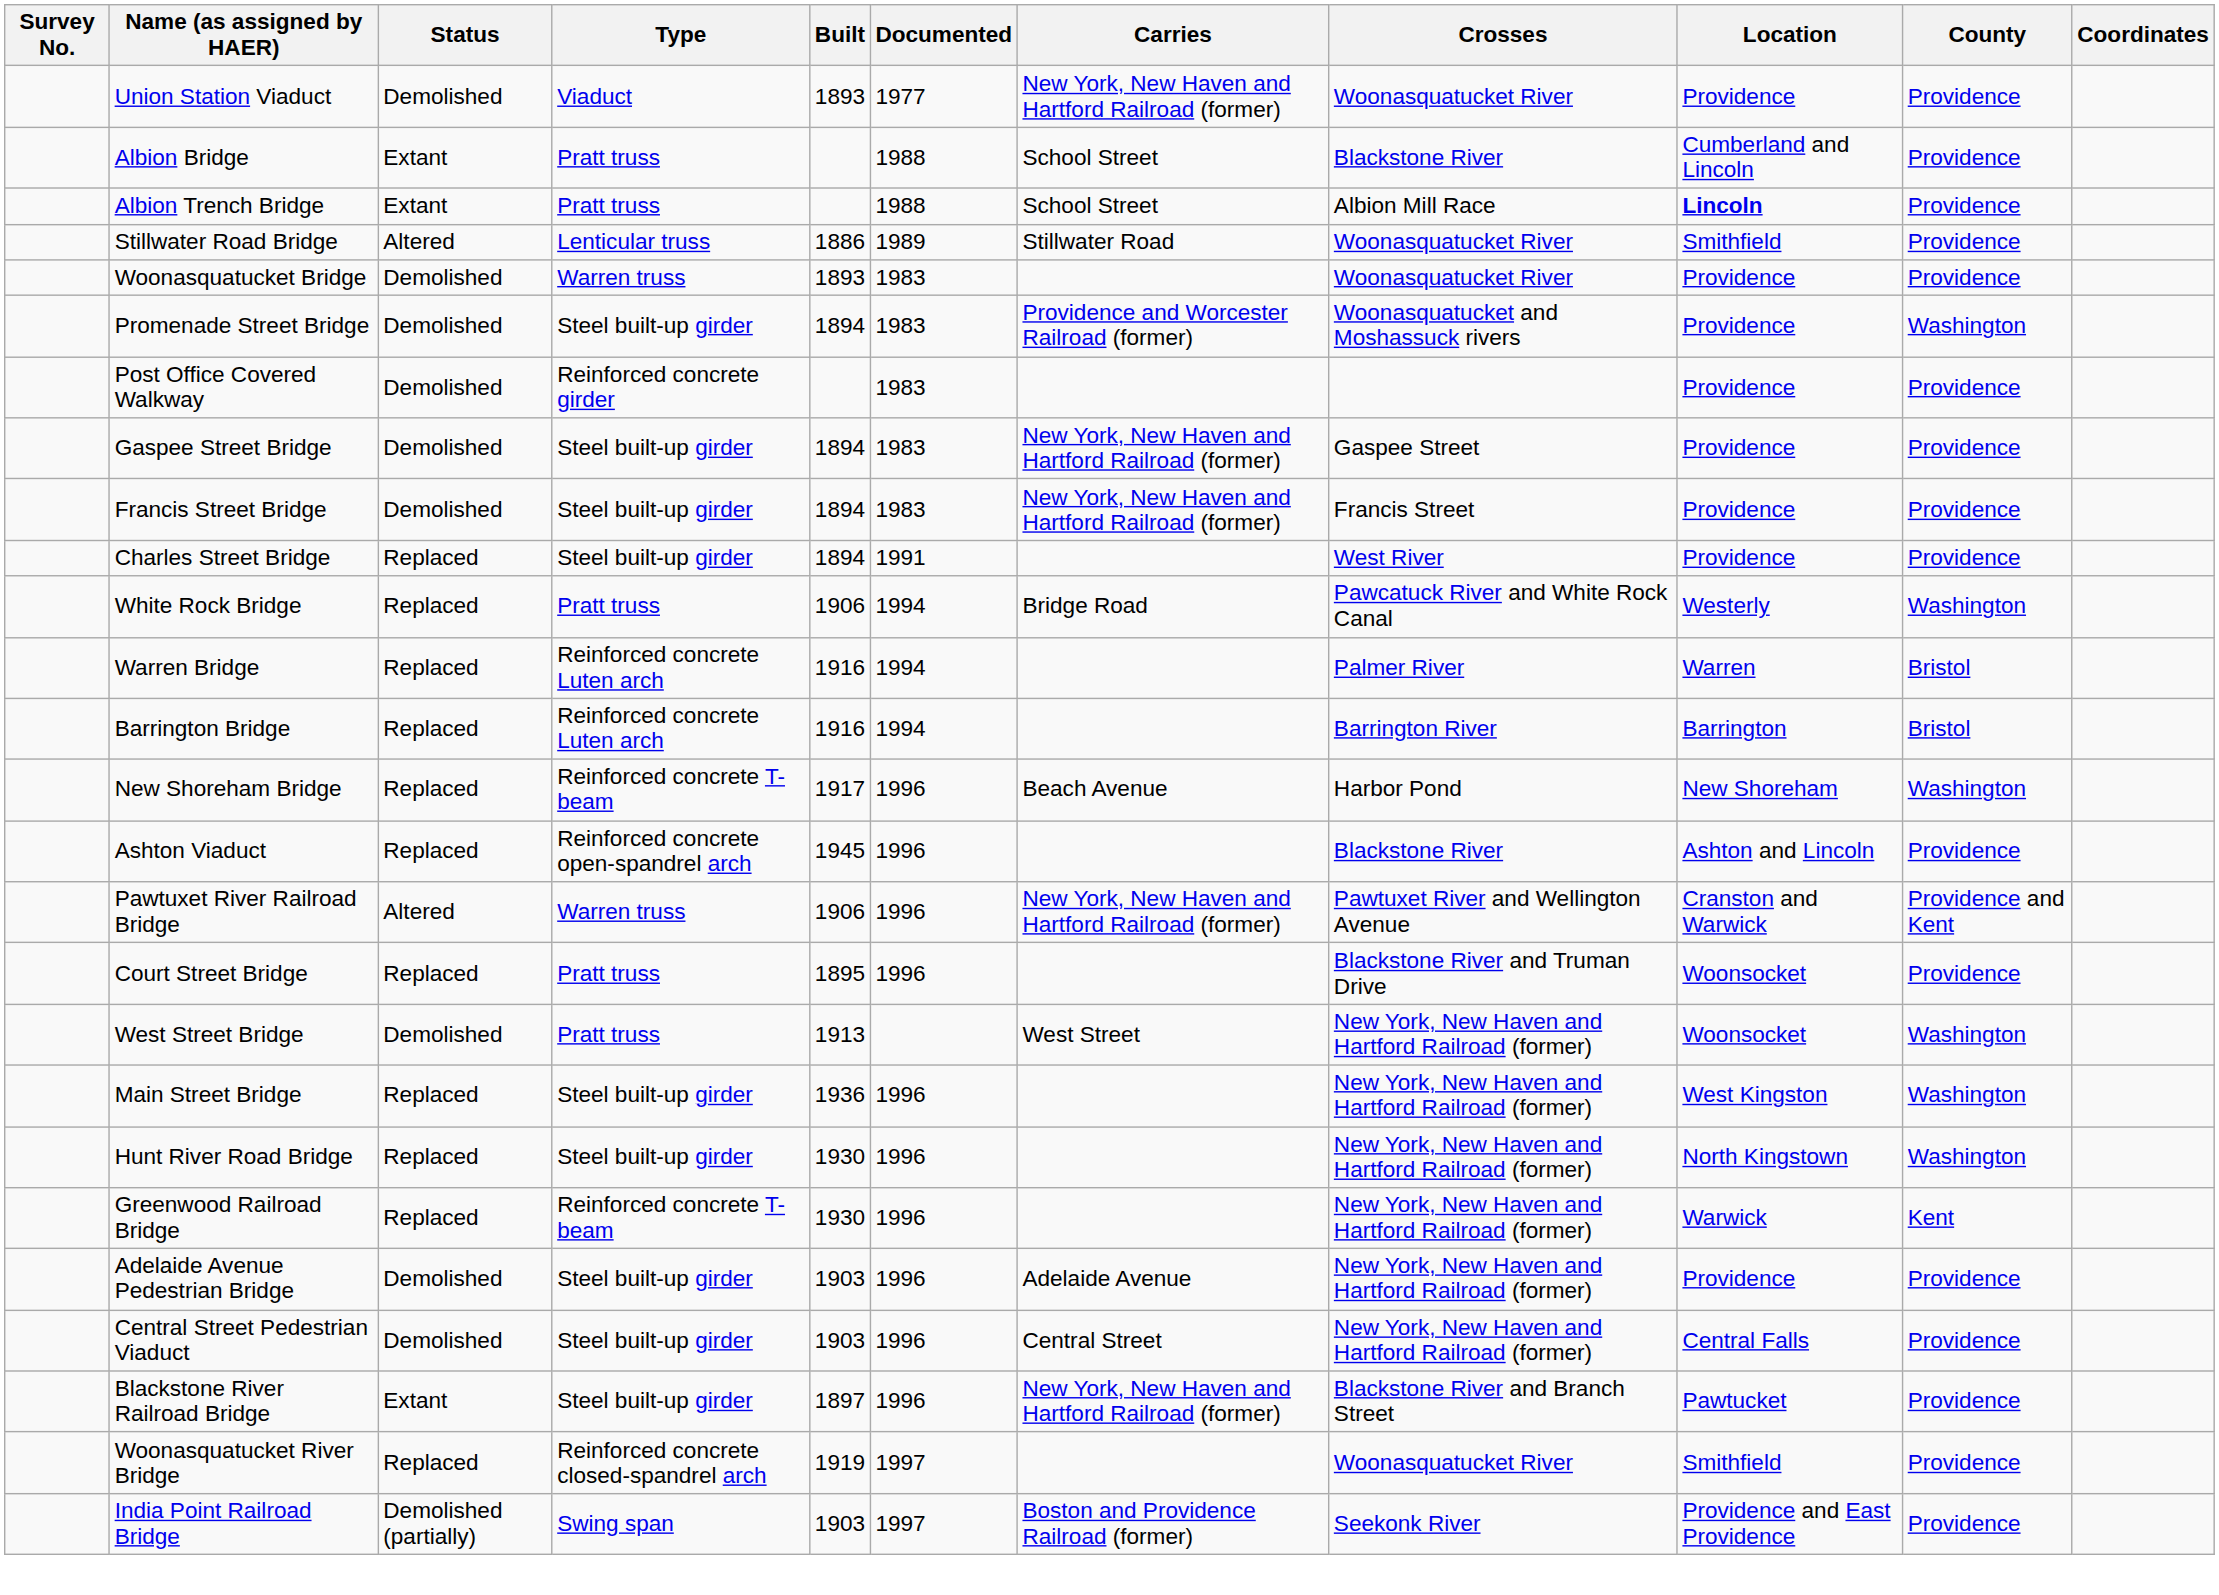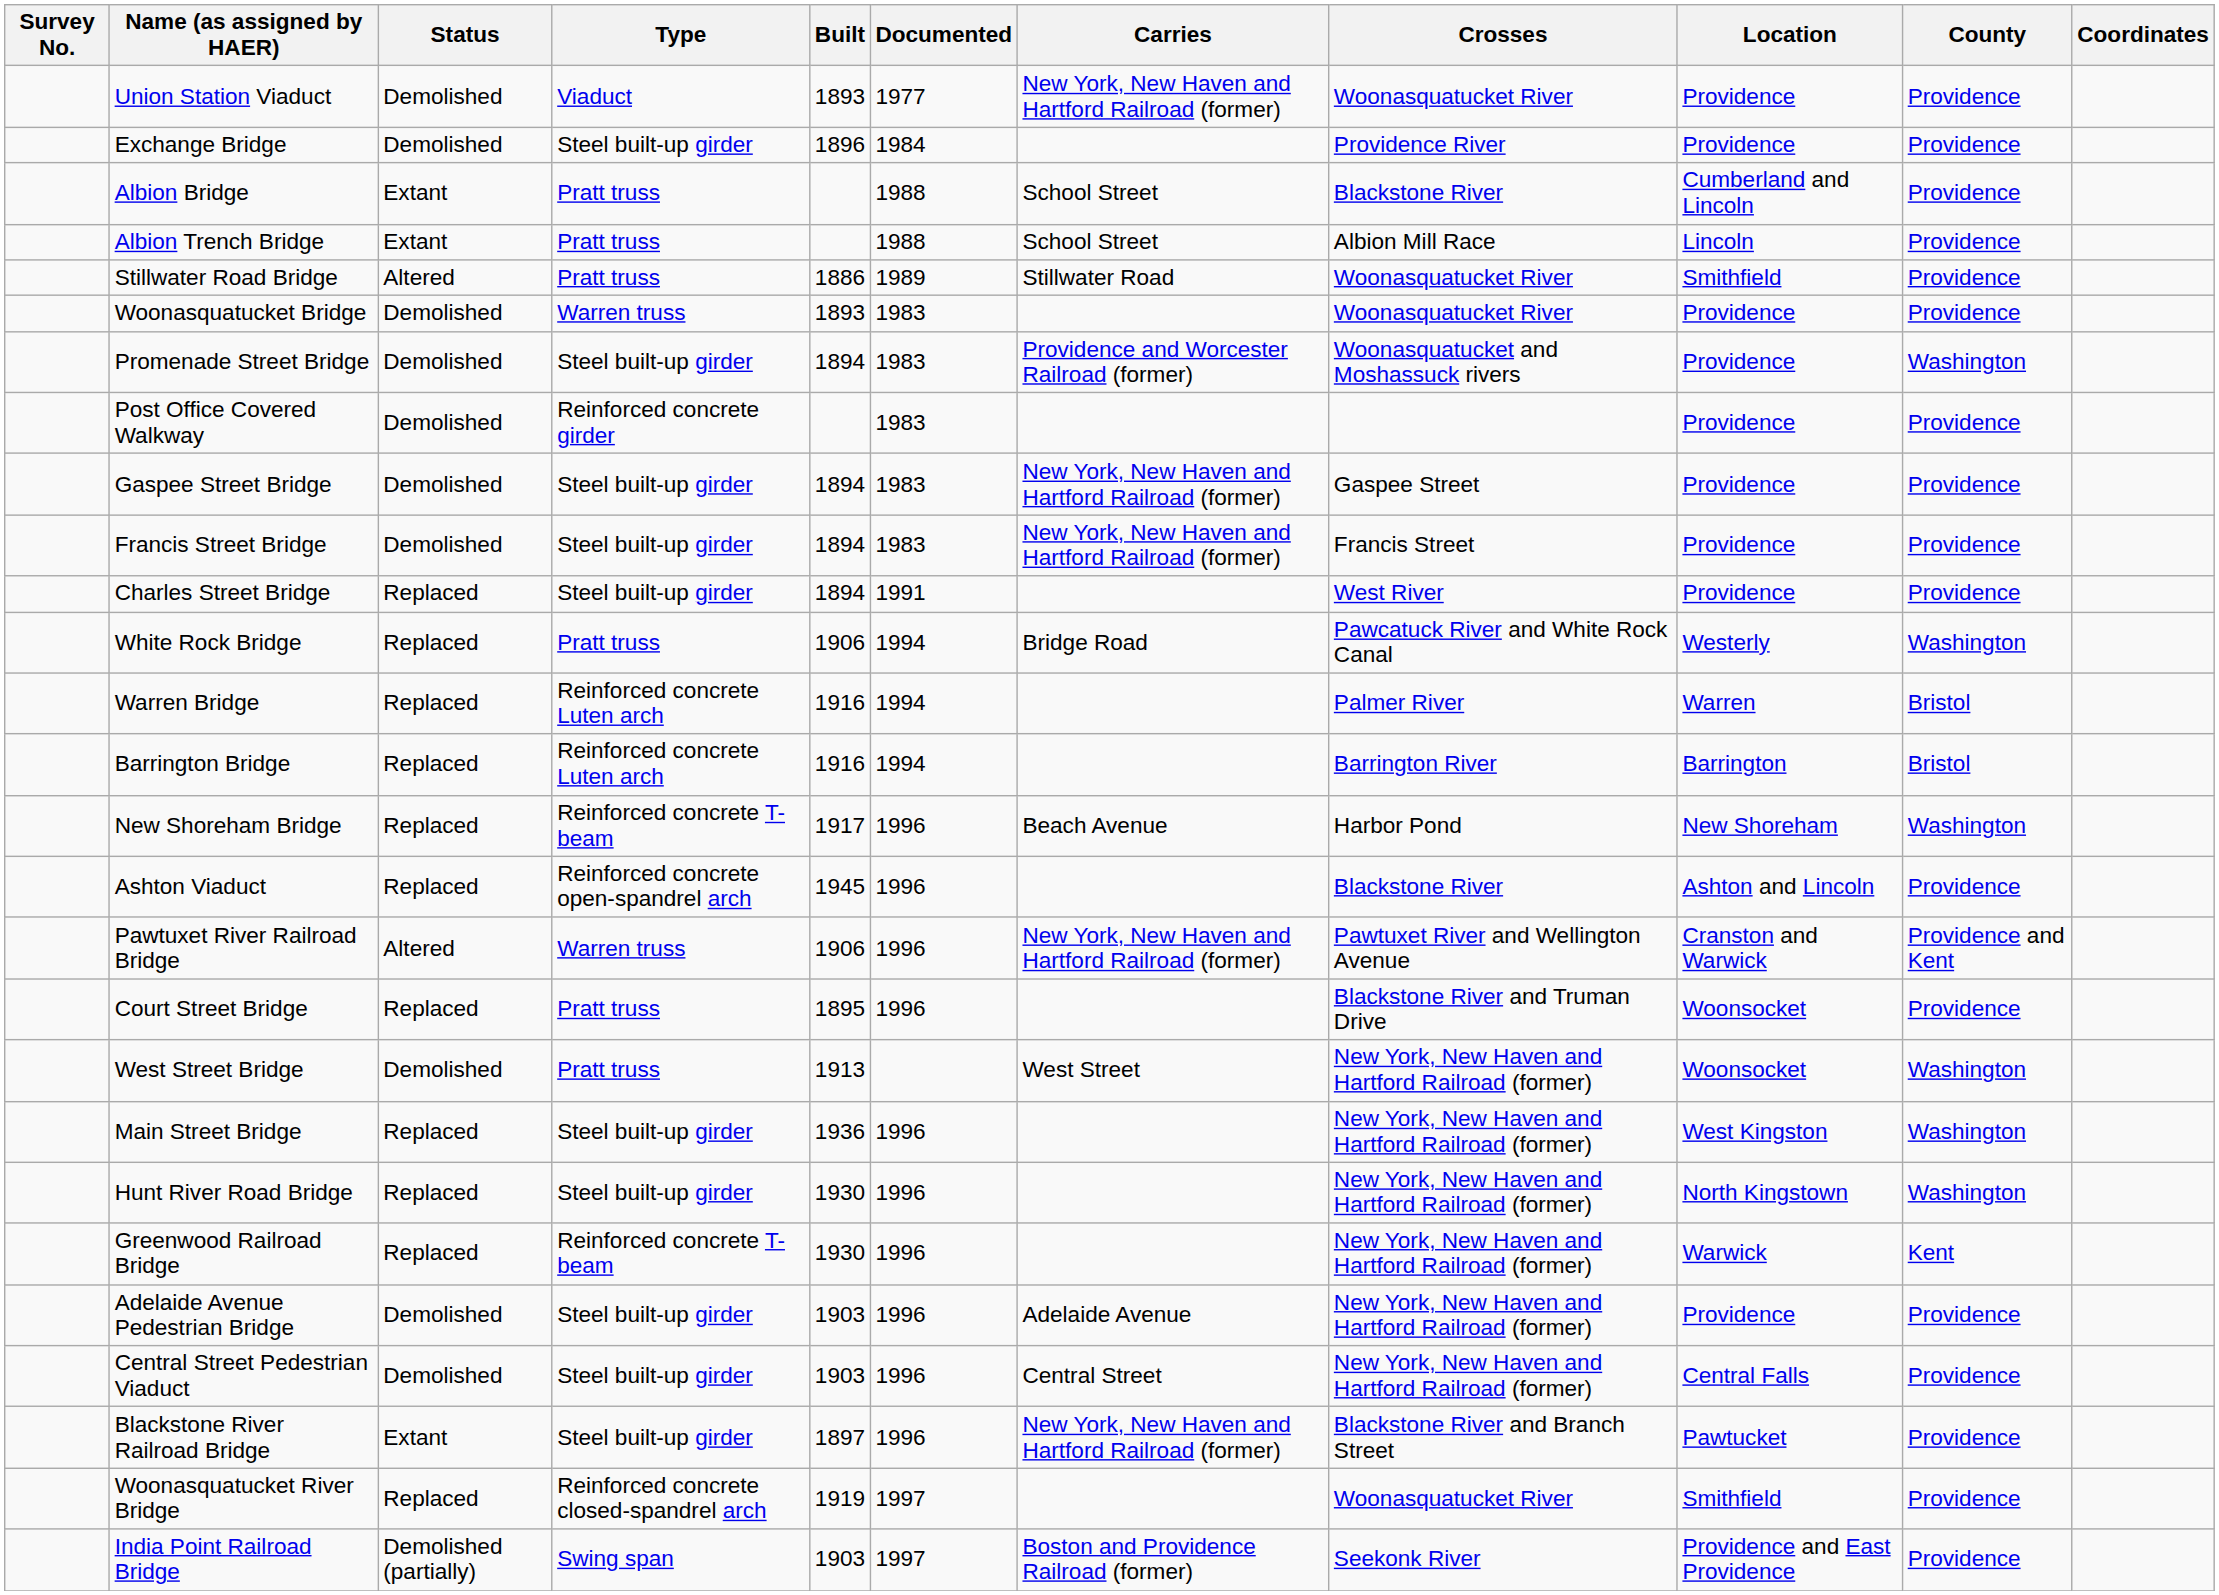+ row: (201, 144)
(1723, 205) bold -> (1718, 241) normal
(634, 241) Lenticular truss -> (609, 277) Pratt truss
